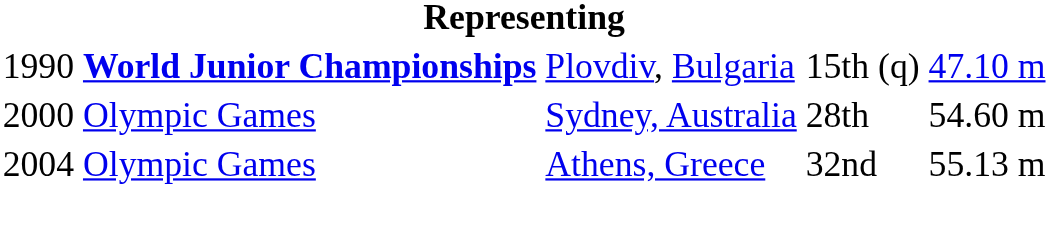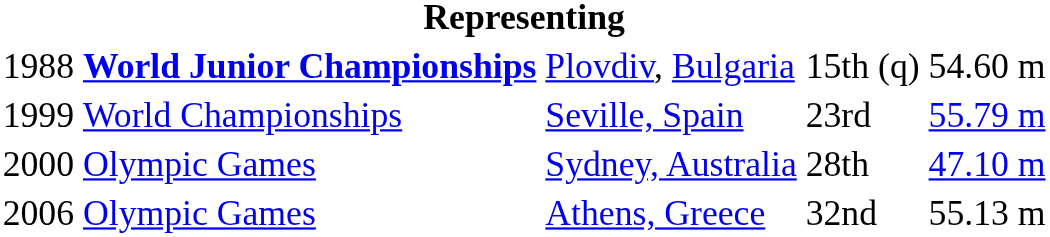(38, 66) 1990 -> (38, 66) 1988
(987, 66) 47.10 m -> (987, 66) 54.60 m
+ row: (644, 115)
(987, 115) 54.60 m -> (987, 164) 47.10 m
(38, 164) 2004 -> (38, 213) 2006
